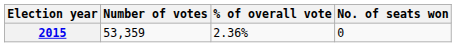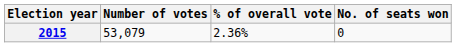(124, 33) 53,359 -> (124, 33) 53,079
